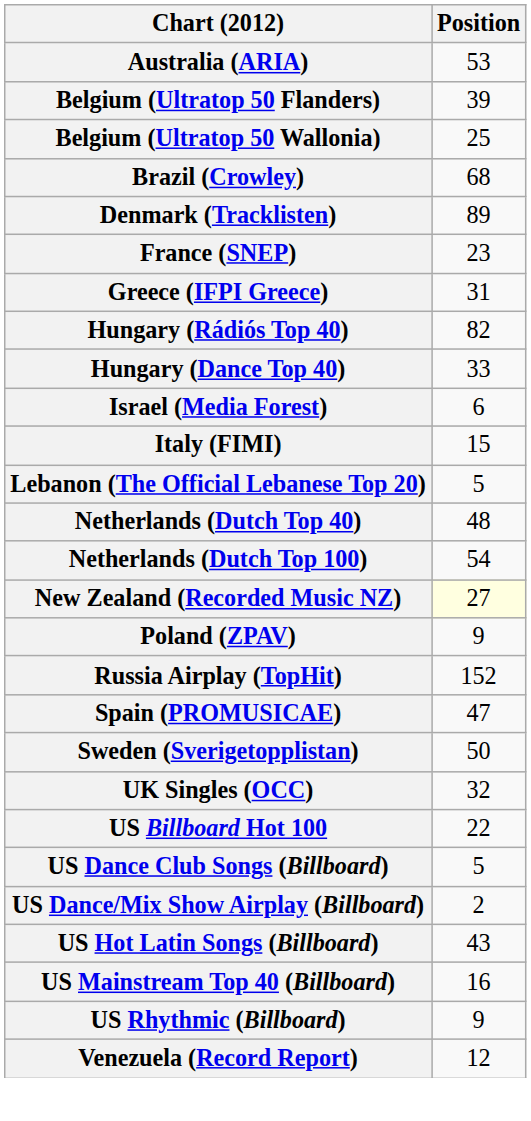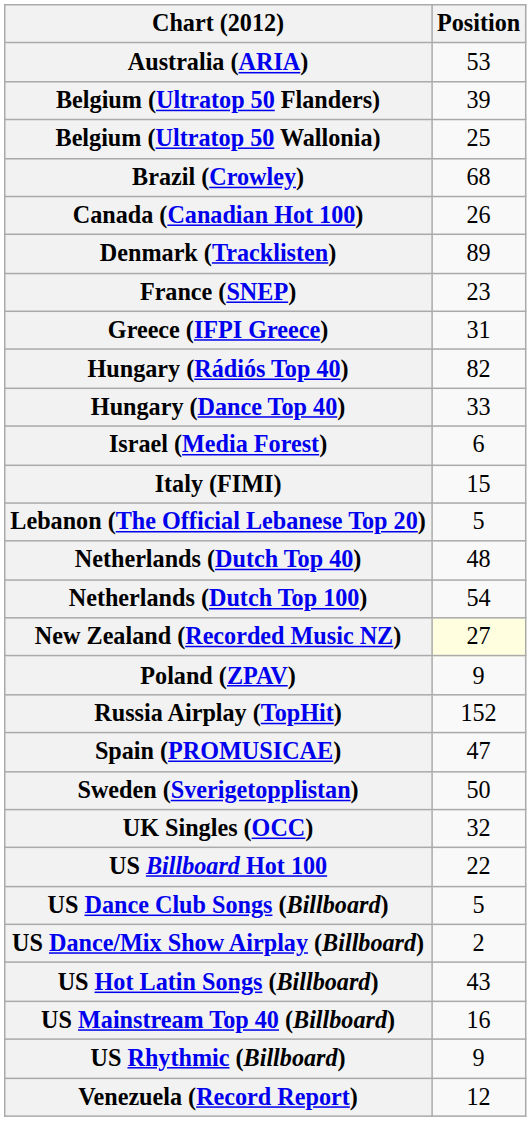+ row: (218, 215)
